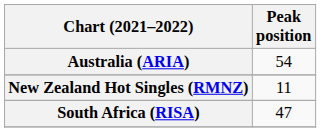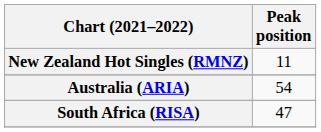rows swapped: (128, 61) <-> (128, 87)
